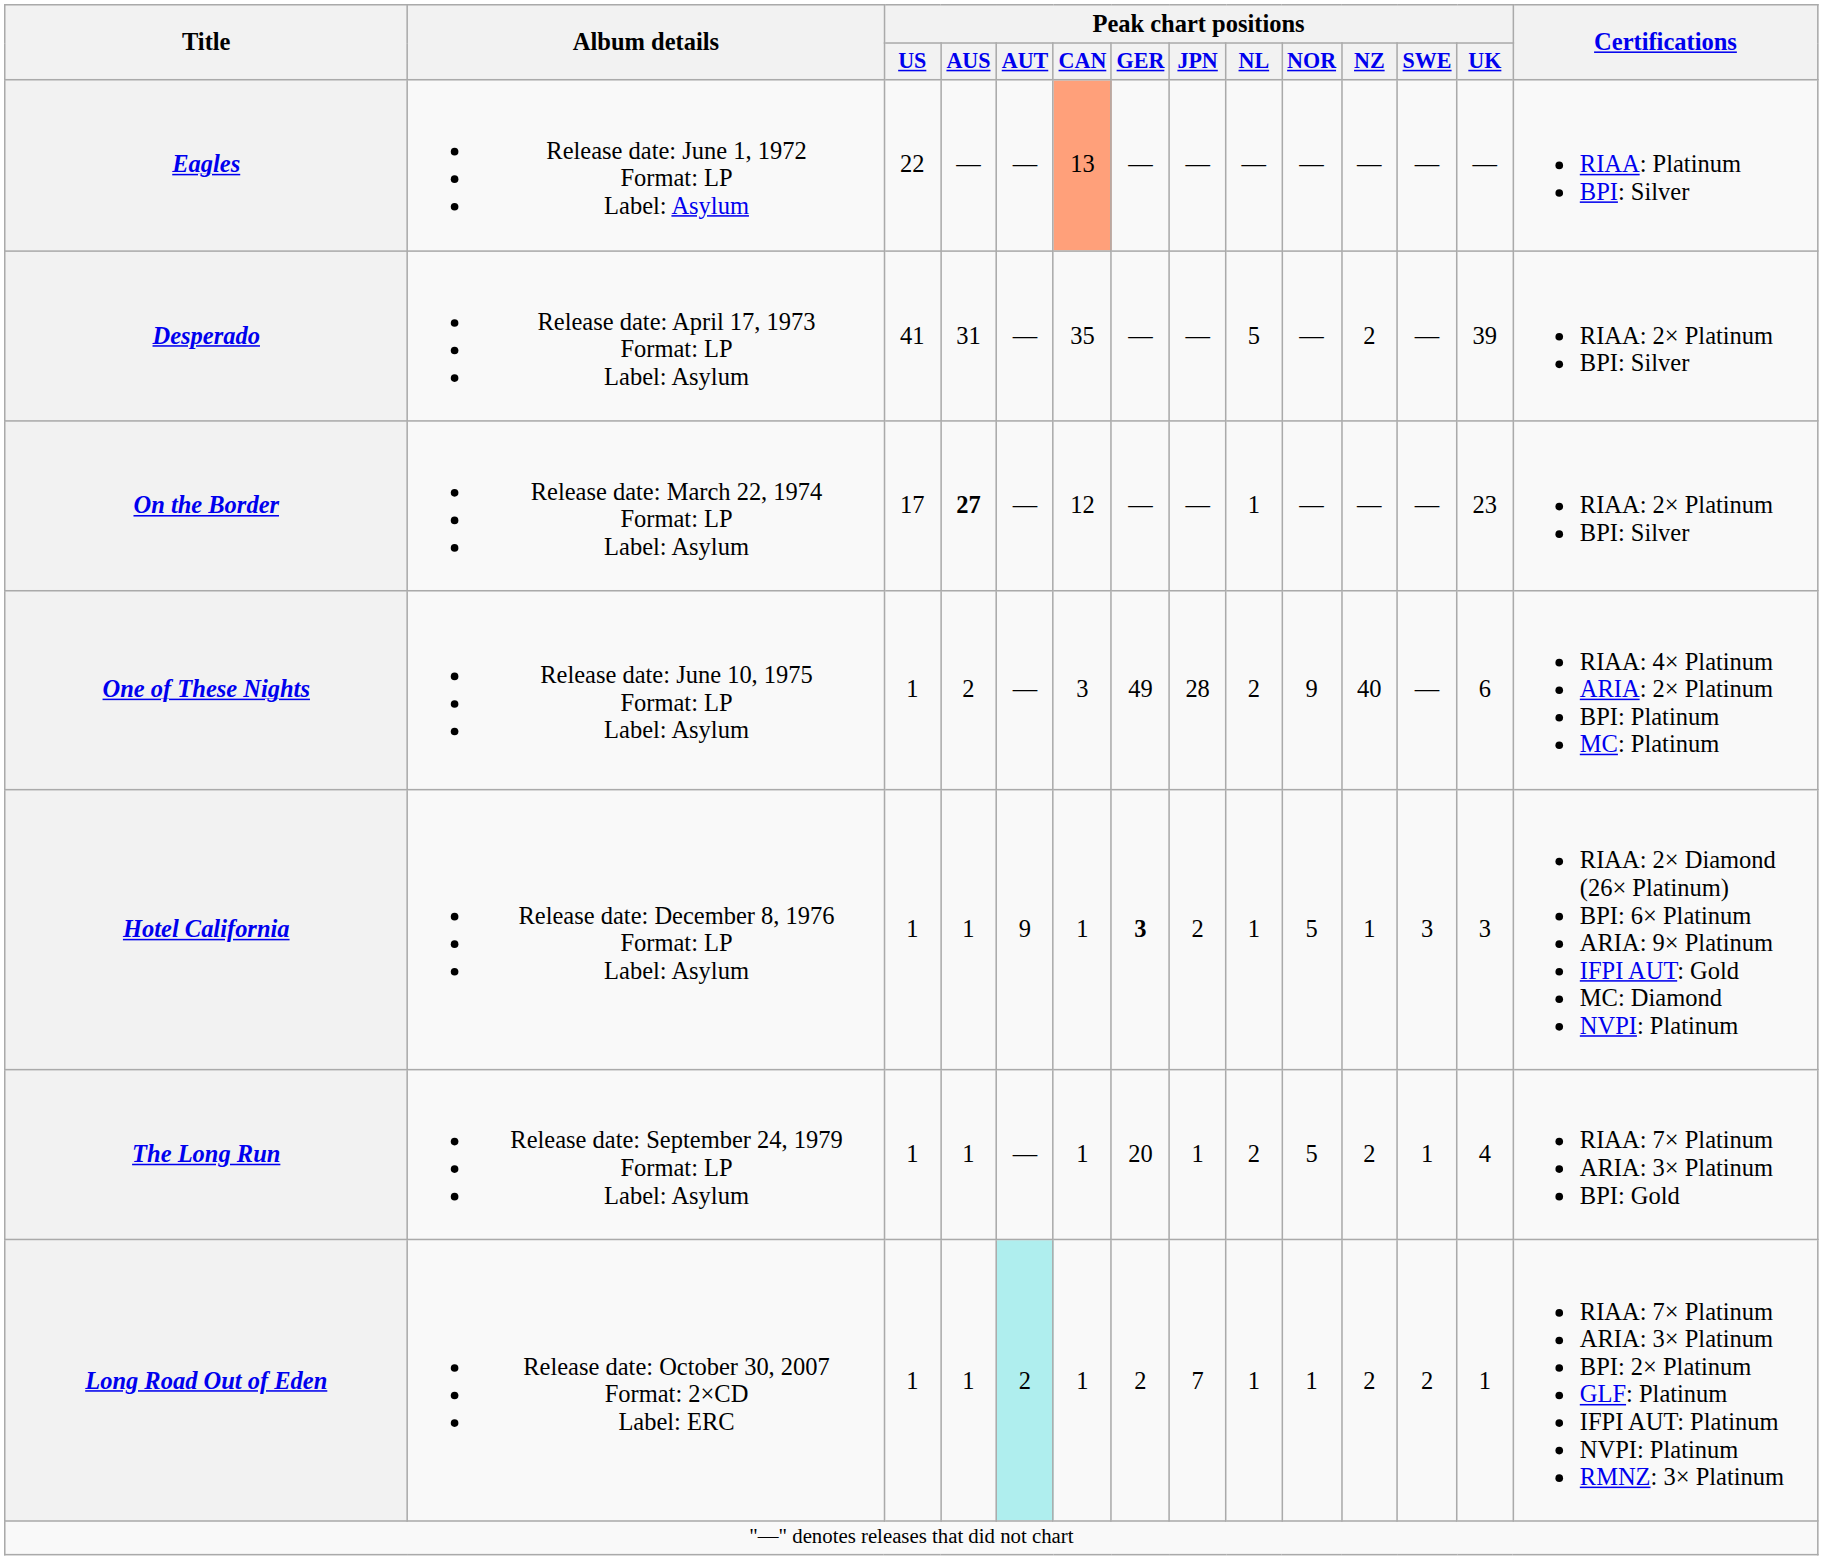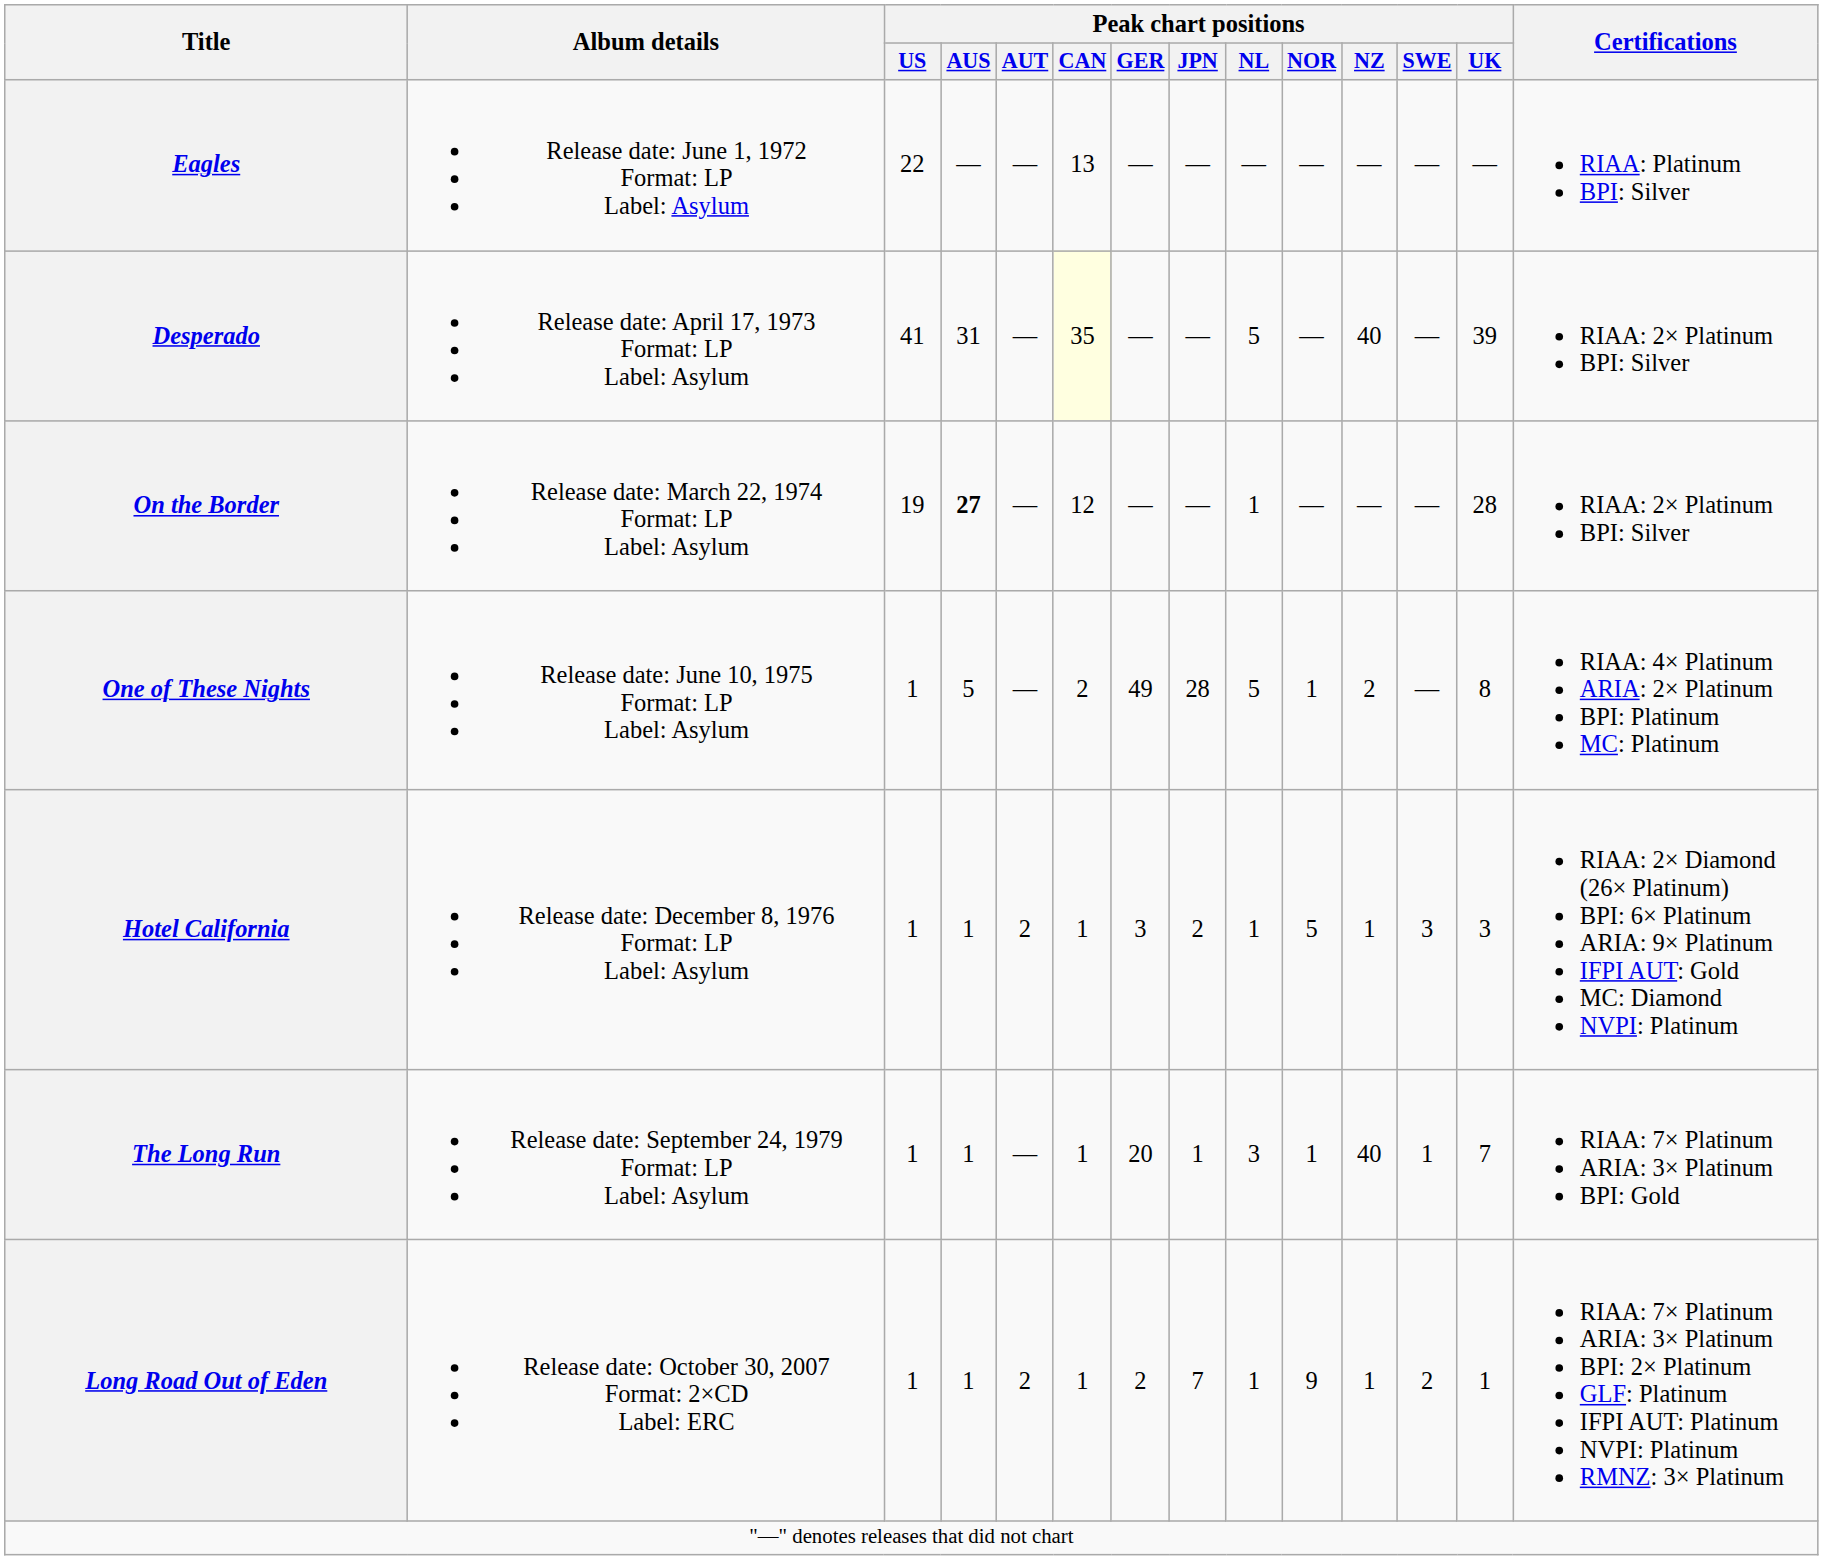(1082, 164) lightsalmon background -> (1082, 164) no background
(1082, 335) no background -> (1082, 335) lightyellow background
(1369, 335) 2 -> (1369, 335) 40
(912, 505) 17 -> (912, 505) 19
(1485, 505) 23 -> (1485, 505) 28
(968, 689) 2 -> (968, 689) 5
(1082, 689) 3 -> (1082, 689) 2
(1254, 689) 2 -> (1254, 689) 5
(1312, 689) 9 -> (1312, 689) 1
(1369, 689) 40 -> (1369, 689) 2
(1485, 689) 6 -> (1485, 689) 8
(1025, 929) 9 -> (1025, 929) 2
(1140, 929) bold -> (1140, 929) normal
(1254, 1154) 2 -> (1254, 1154) 3
(1312, 1154) 5 -> (1312, 1154) 1
(1369, 1154) 2 -> (1369, 1154) 40
(1485, 1154) 4 -> (1485, 1154) 7
(1025, 1380) paleturquoise background -> (1025, 1380) no background
(1312, 1380) 1 -> (1312, 1380) 9
(1369, 1380) 2 -> (1369, 1380) 1
